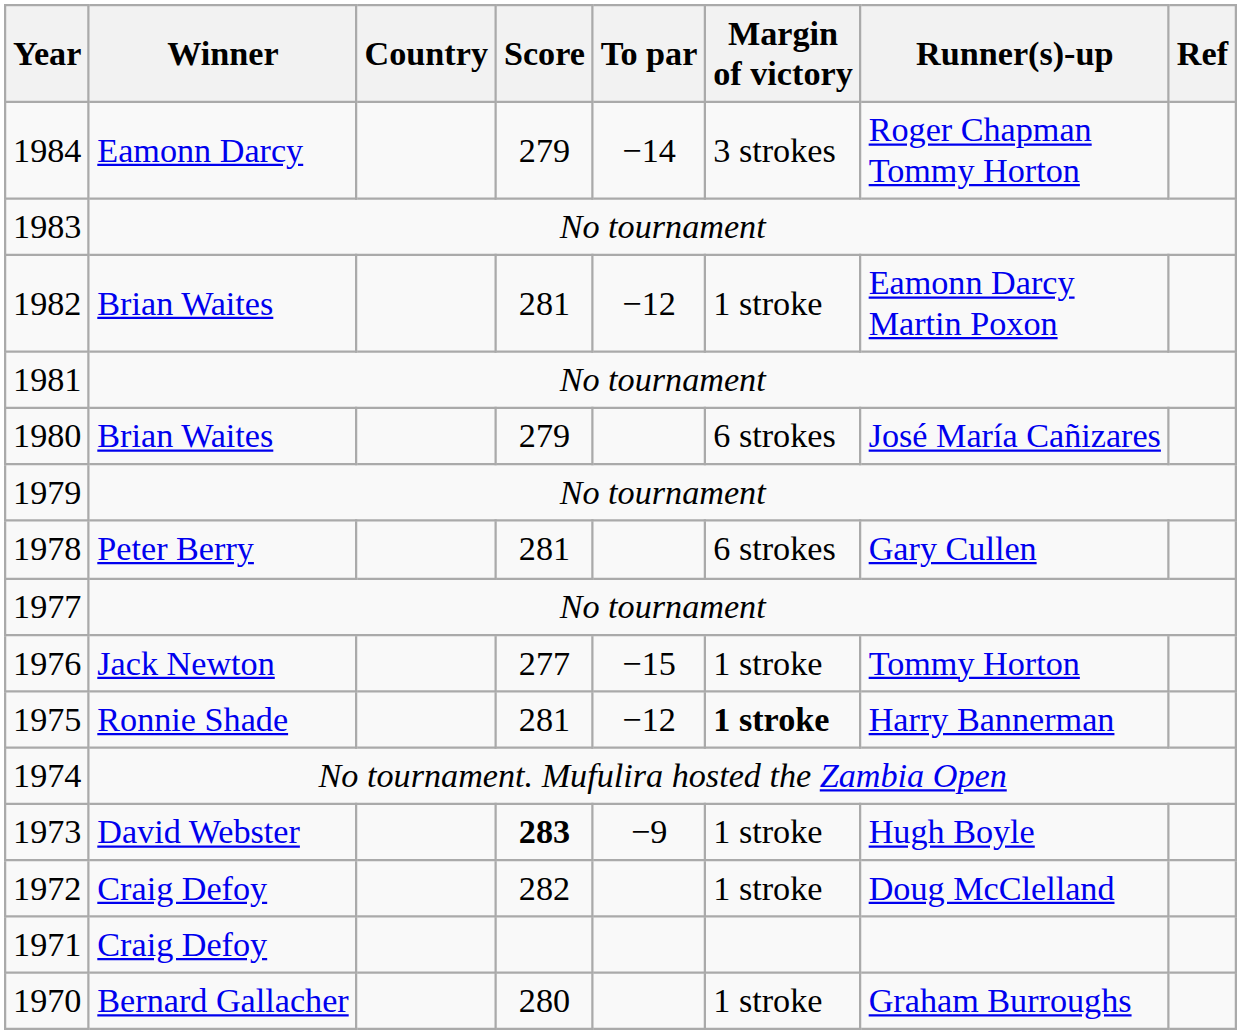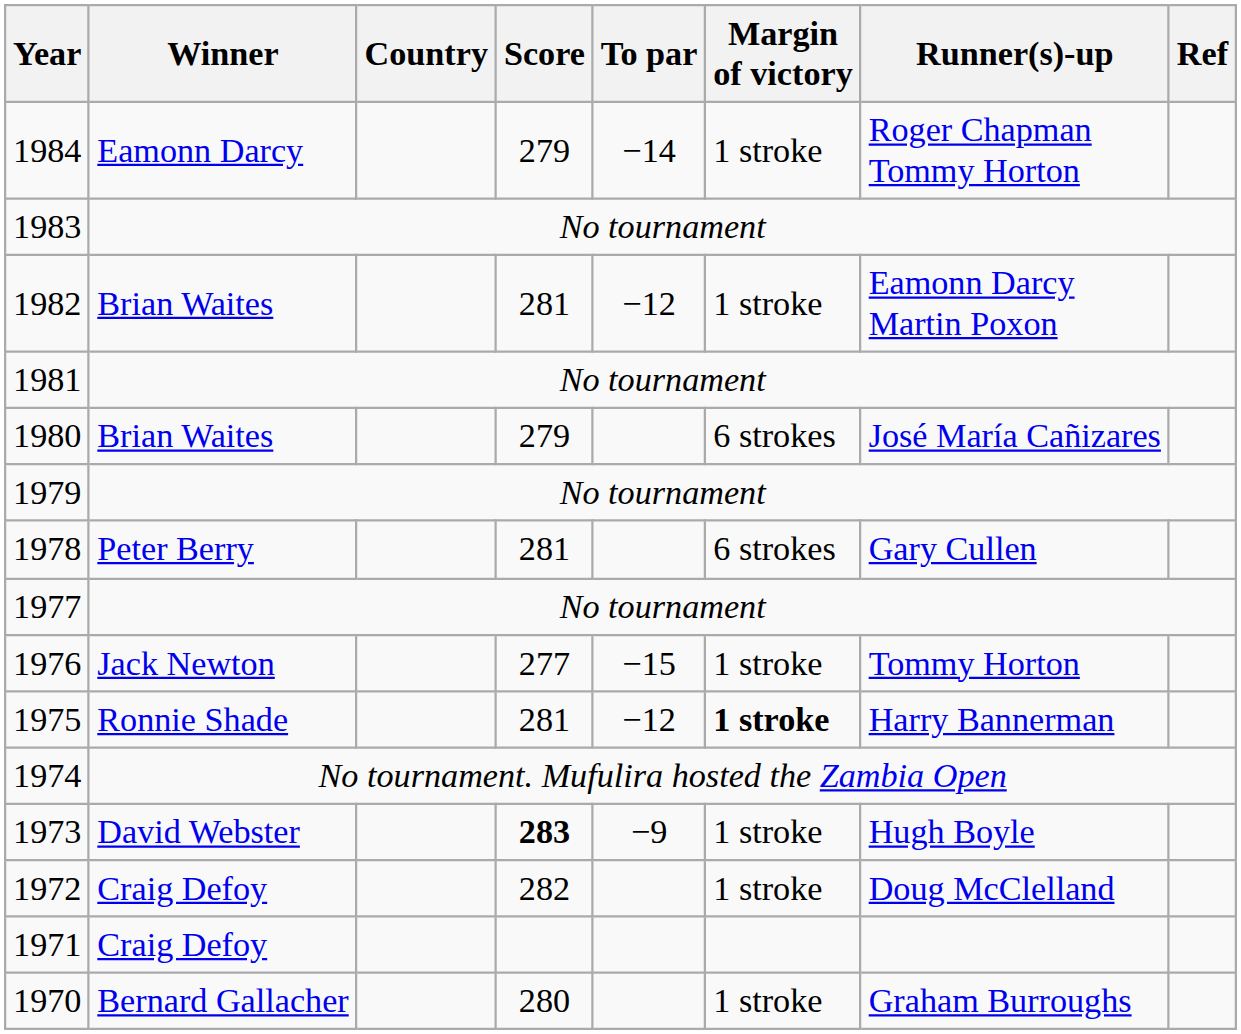(775, 150) 3 strokes -> (768, 150) 1 stroke
